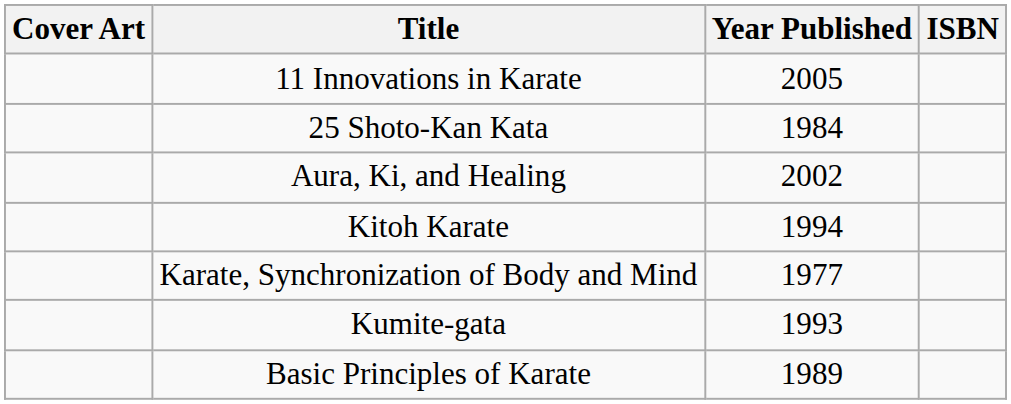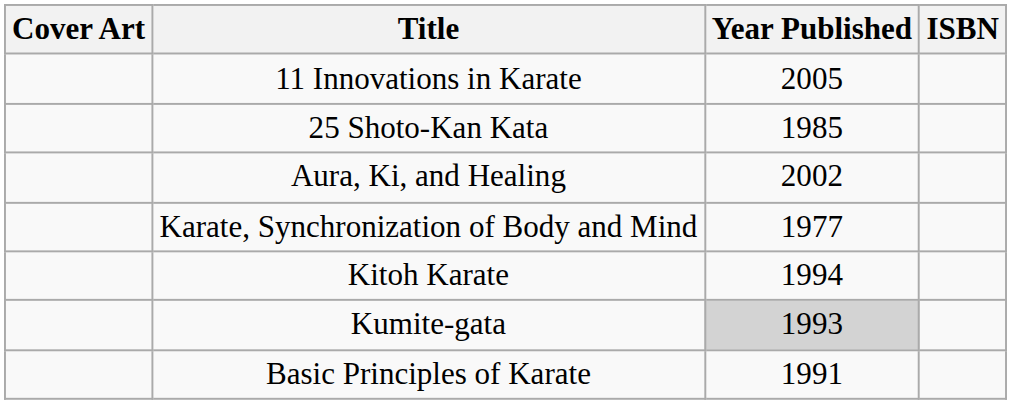(812, 127) 1984 -> (812, 127) 1985
rows swapped: (428, 226) <-> (428, 275)
(812, 324) no background -> (812, 324) lightgrey background
(812, 373) 1989 -> (812, 373) 1991
